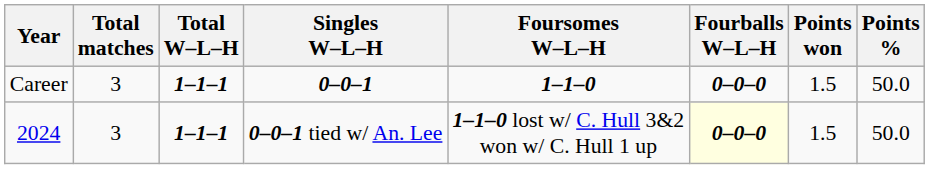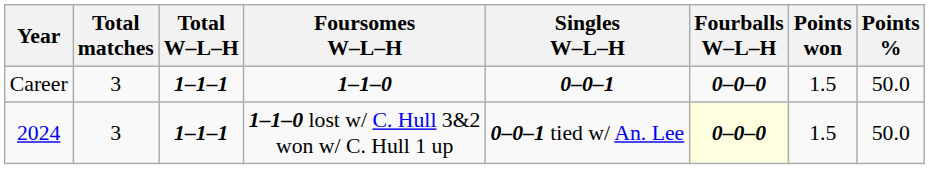columns swapped: (346, 35) <-> (568, 35)
